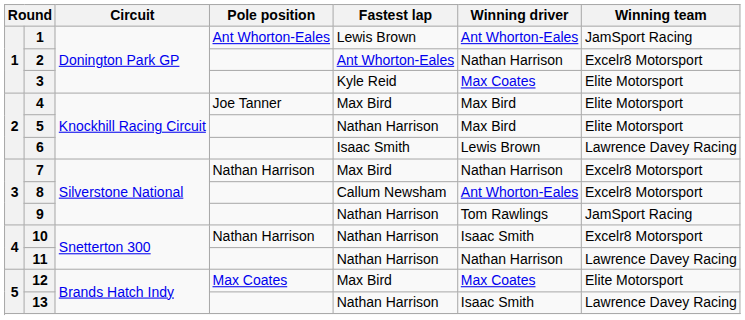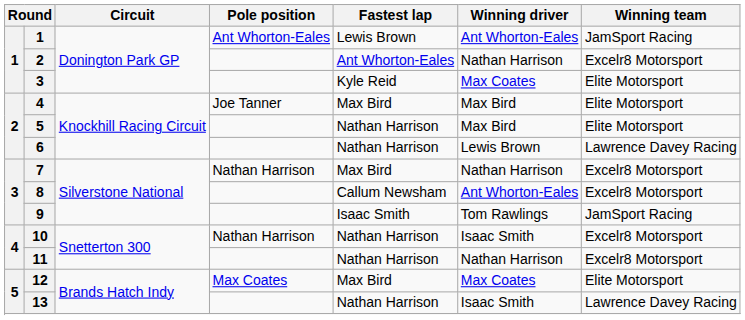(373, 148) Isaac Smith -> (388, 148) Nathan Harrison
(388, 214) Nathan Harrison -> (373, 214) Isaac Smith
(661, 258) Lawrence Davey Racing -> (644, 258) Excelr8 Motorsport
